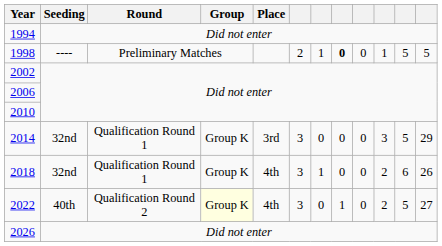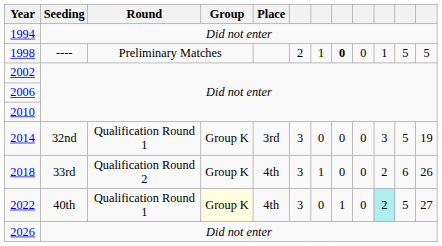(426, 138) 29 -> (426, 138) 19
(64, 171) 32nd -> (64, 171) 33rd
(144, 171) Qualification Round 1 -> (144, 171) Qualification Round 2
(144, 205) Qualification Round 2 -> (144, 205) Qualification Round 1
(384, 205) no background -> (384, 205) paleturquoise background
